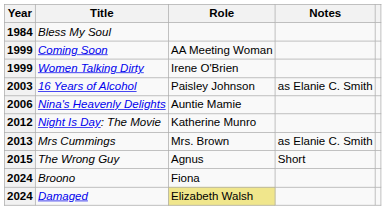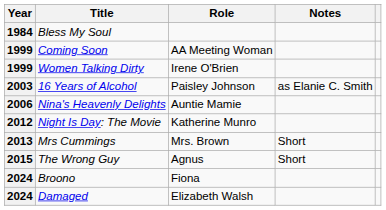(325, 141) as Elanie C. Smith -> (292, 141) Short
(212, 196) khaki background -> (212, 196) no background
